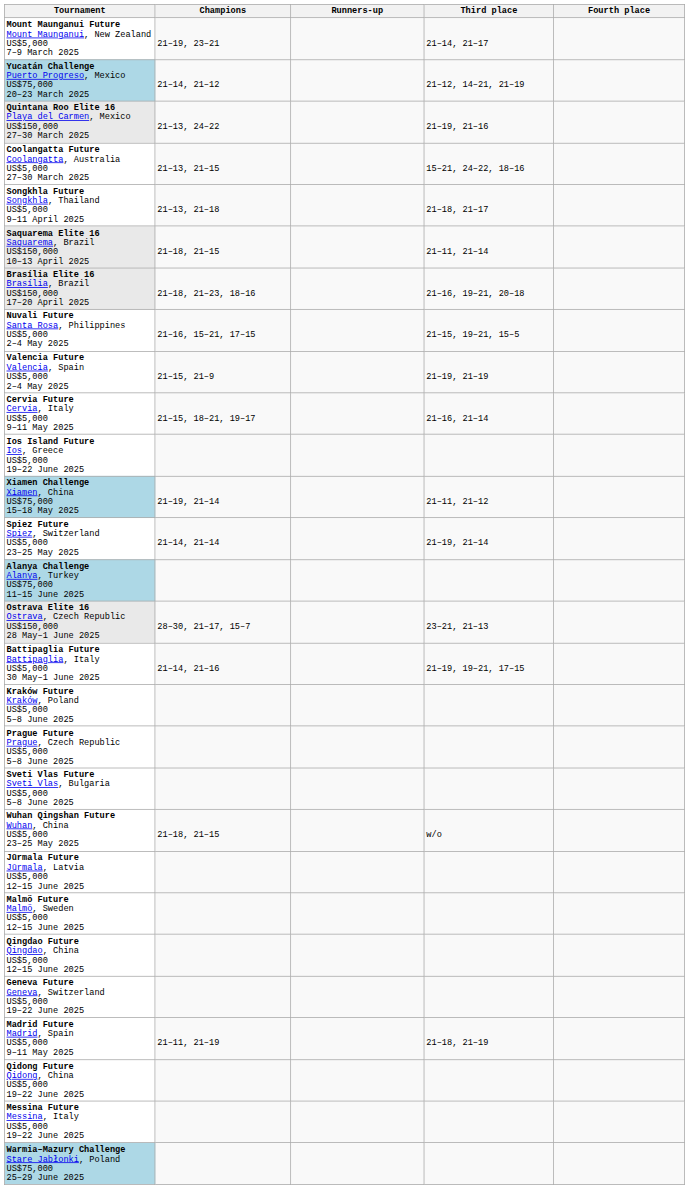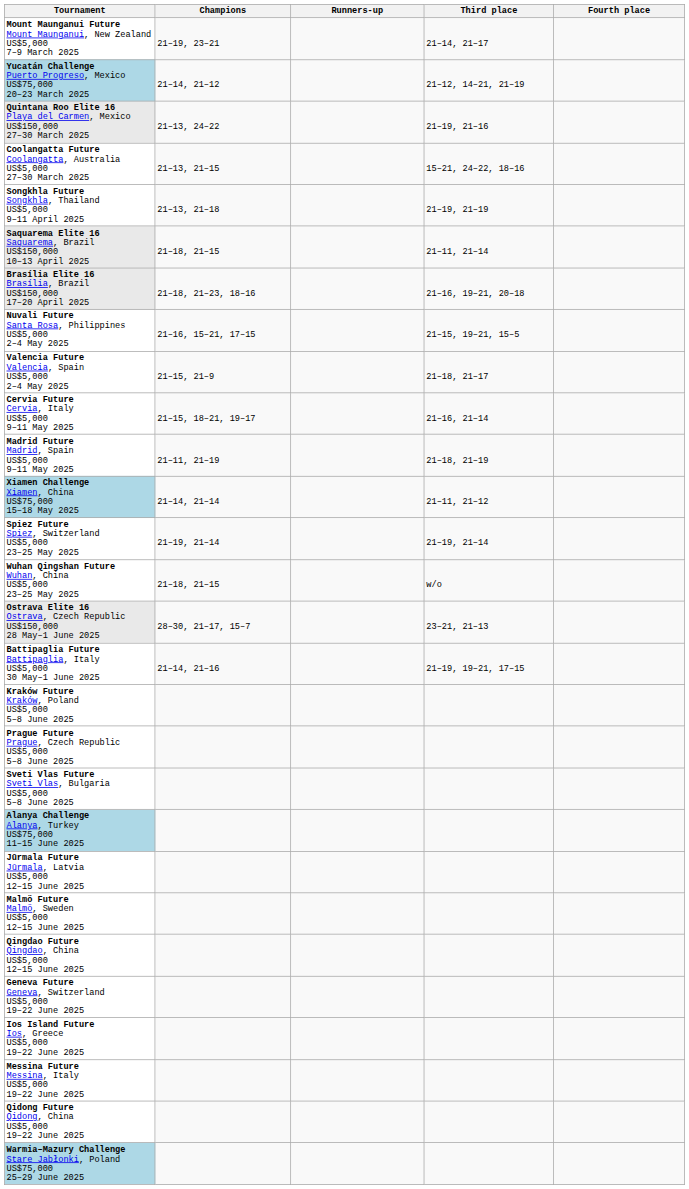(457, 210) 21–18, 21–17 -> (457, 210) 21–19, 21–19
(457, 377) 21–19, 21–19 -> (457, 377) 21–18, 21–17
rows swapped: (40, 1039) <-> (50, 455)
(188, 502) 21–19, 21–14 -> (188, 502) 21–14, 21–14
(188, 543) 21–14, 21–14 -> (188, 543) 21–19, 21–14
rows swapped: (61, 830) <-> (48, 580)
rows swapped: (45, 1122) <-> (45, 1080)
